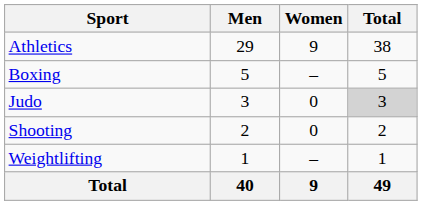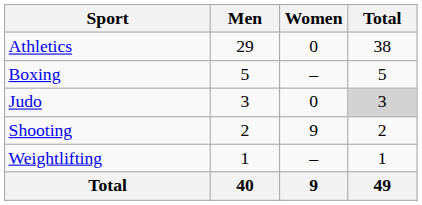(314, 46) 9 -> (314, 46) 0
(314, 130) 0 -> (314, 130) 9
